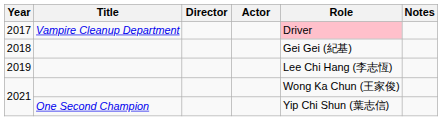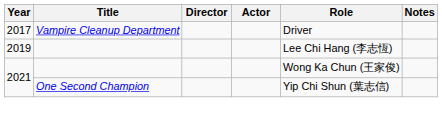(298, 30) pink background -> (298, 30) no background
- row: (19, 48)
